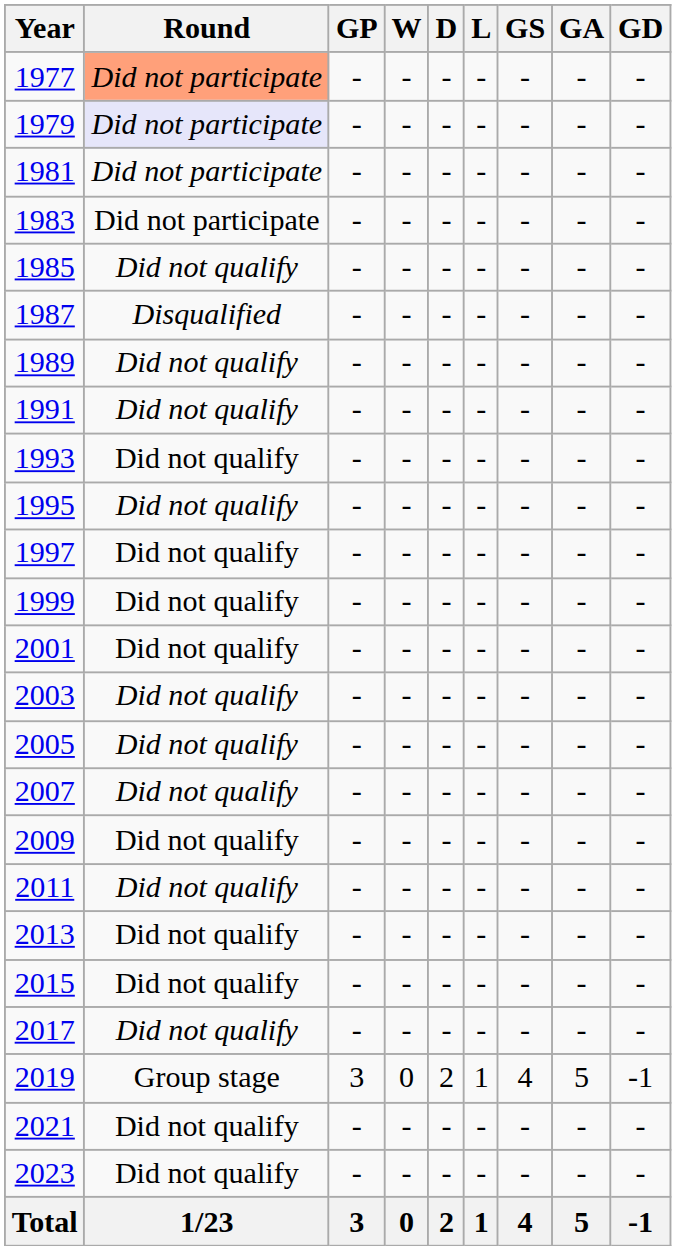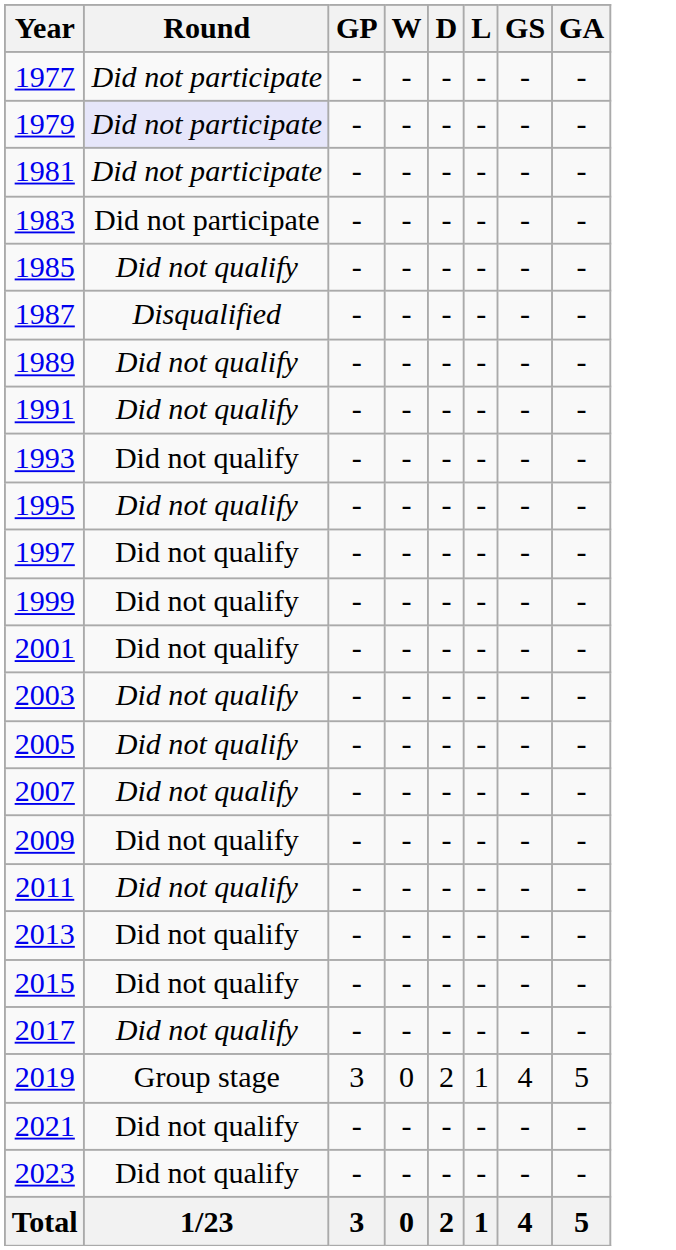- column: (641, 28)
(207, 76) lightsalmon background -> (207, 76) no background
